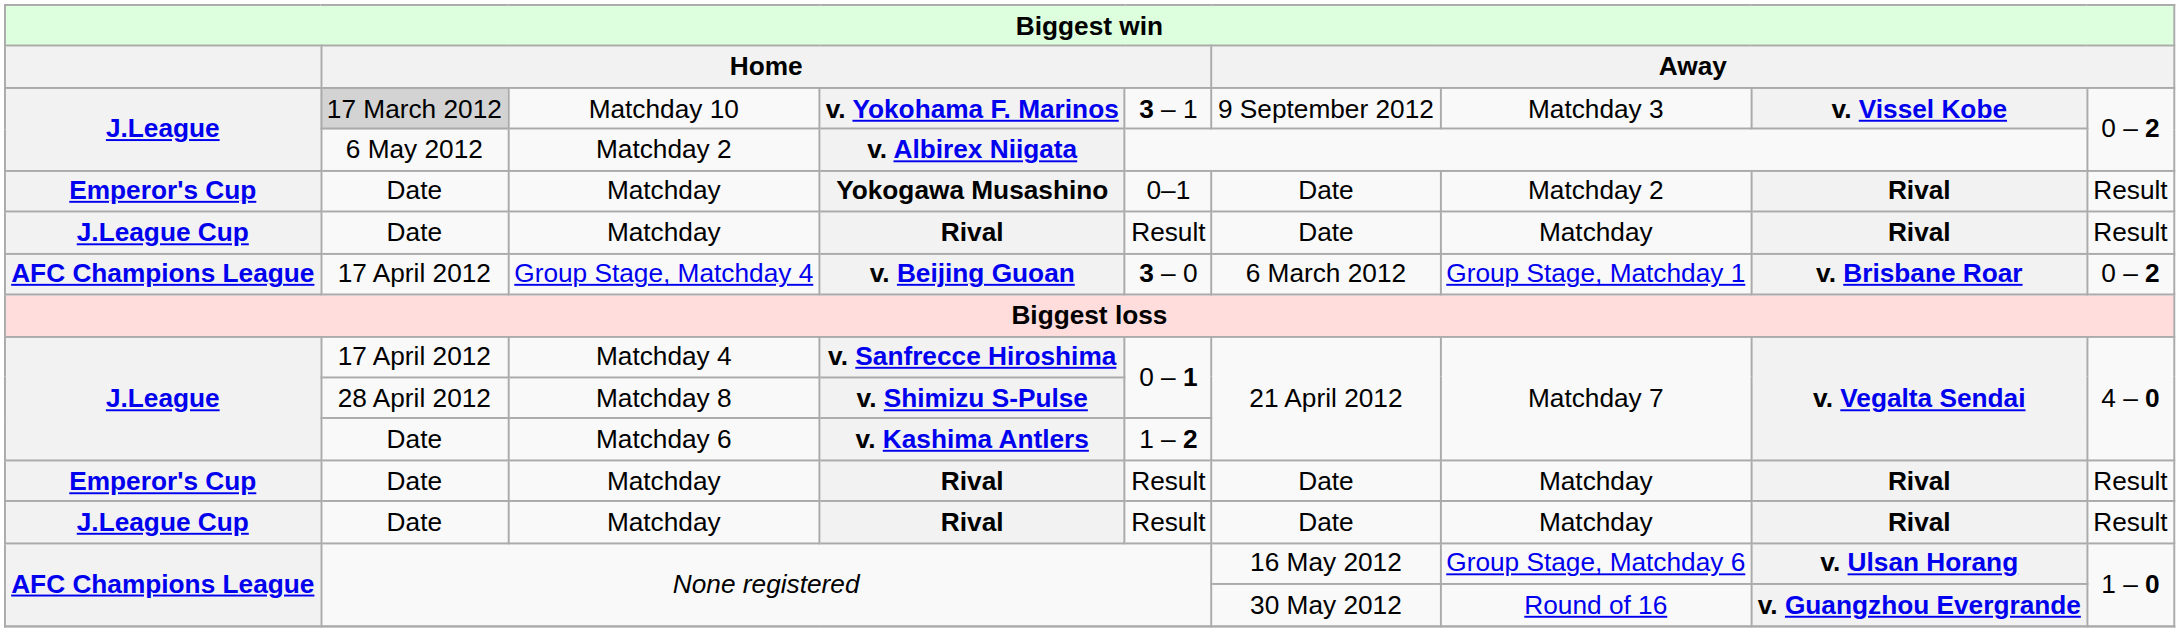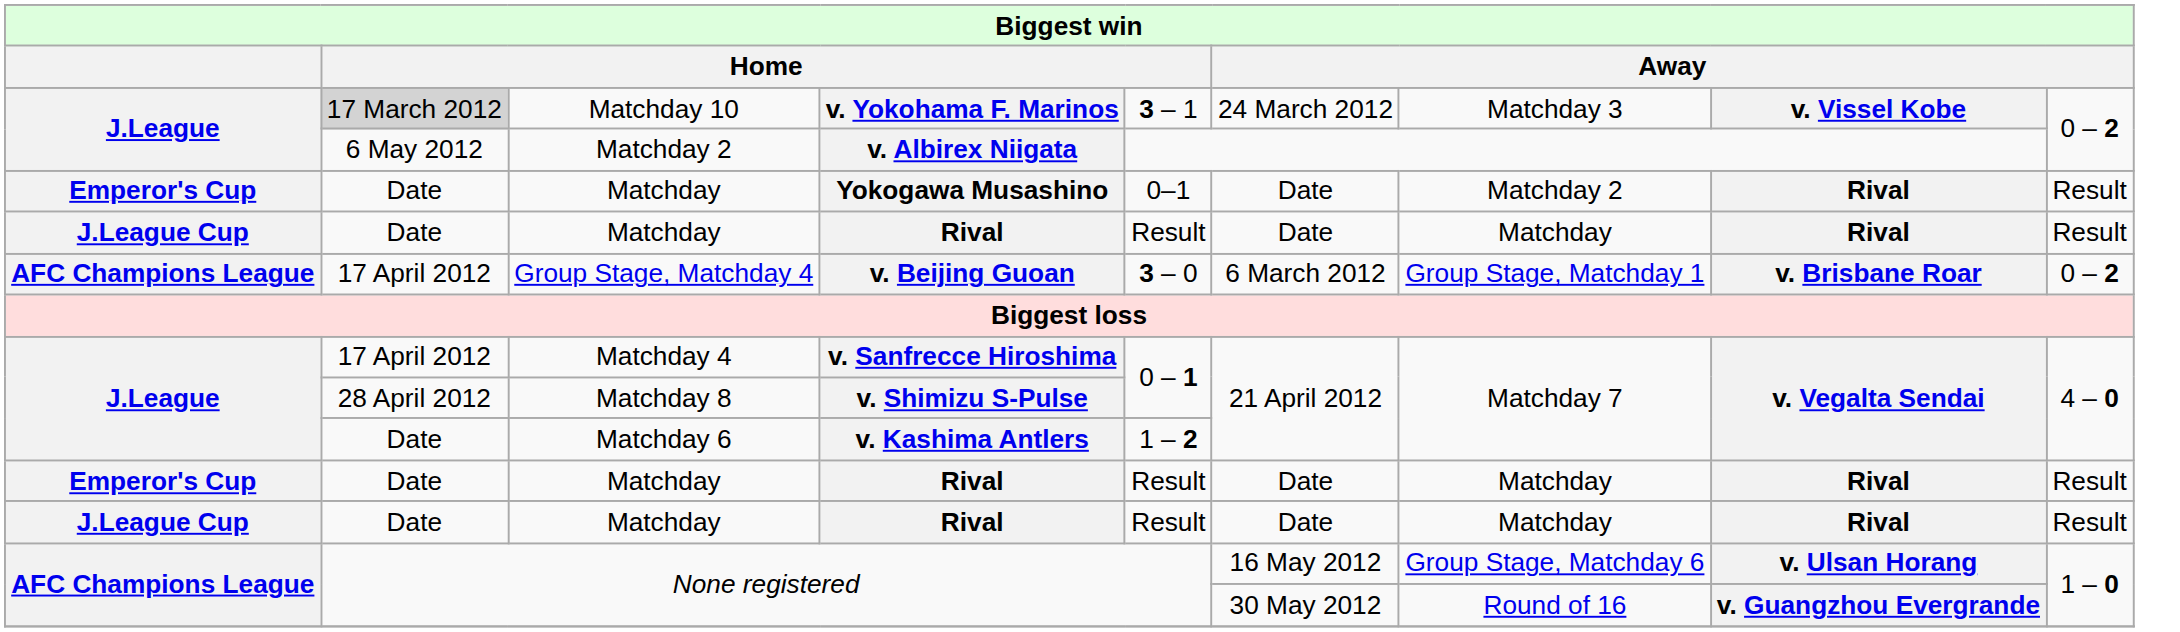(1326, 108) 9 September 2012 -> (1305, 108) 24 March 2012
